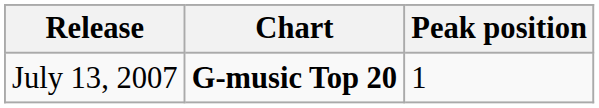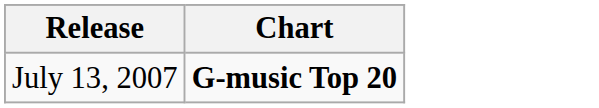- column: (499, 28)
